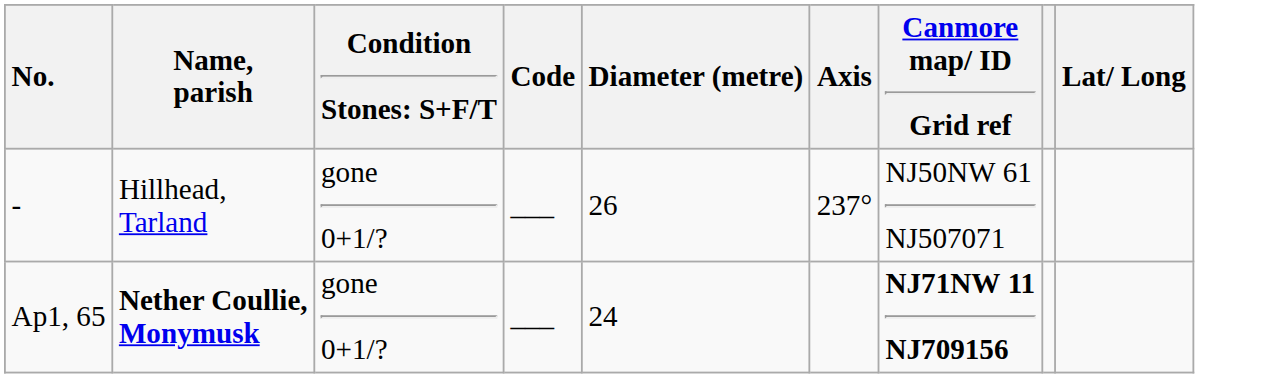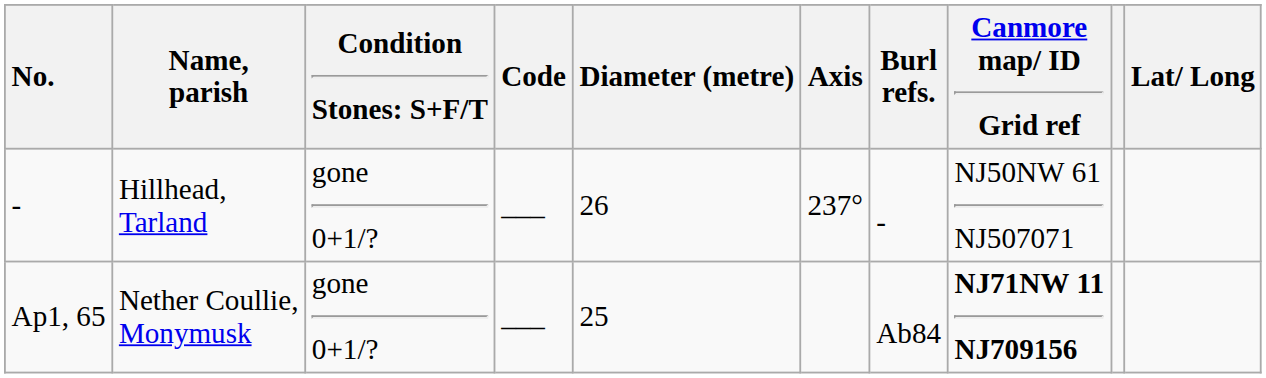+ column: (909, 76)
(213, 316) bold -> (209, 316) normal
(603, 316) 24 -> (594, 316) 25
